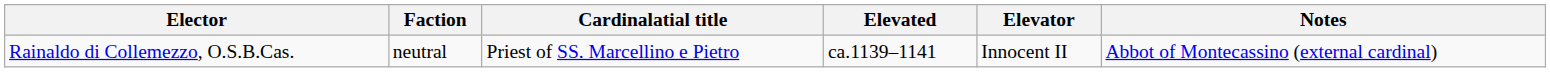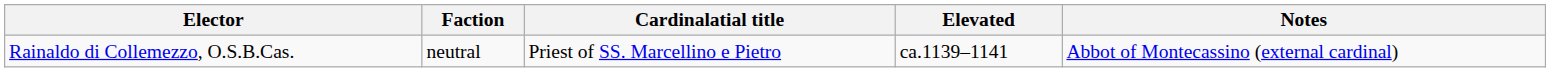- column: (1039, 19)
